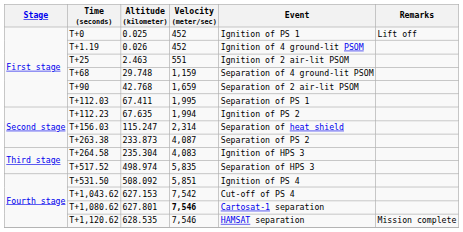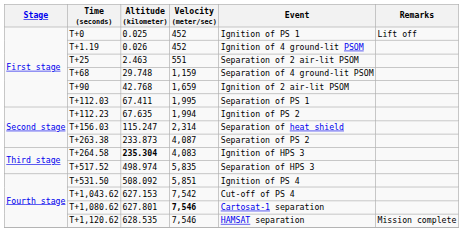(285, 60) Ignition of 2 air-lit PSOM -> (290, 60) Separation of 2 air-lit PSOM
(290, 87) Separation of 2 air-lit PSOM -> (285, 87) Ignition of 2 air-lit PSOM
(140, 154) normal -> (140, 154) bold
